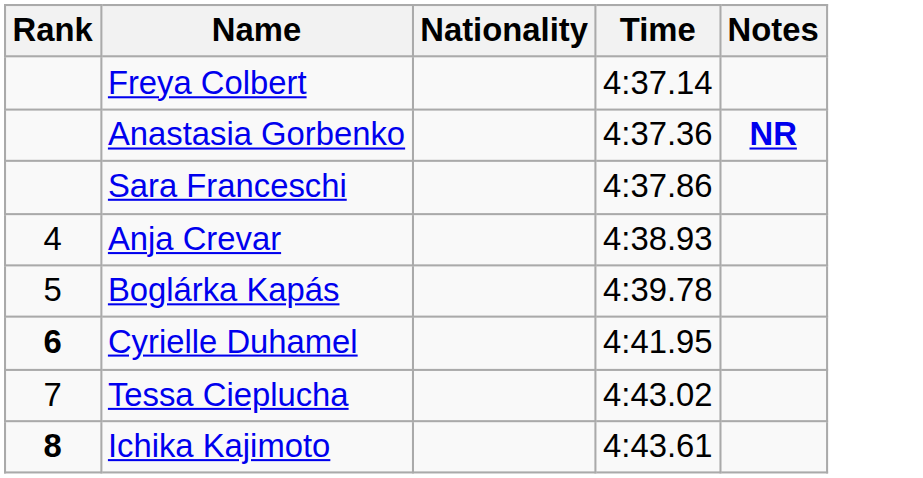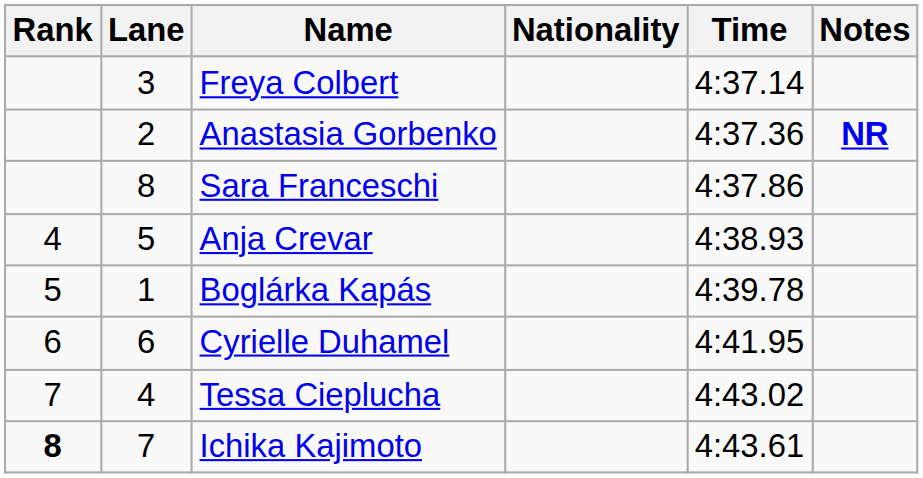+ column: (146, 30)
(53, 342) bold -> (53, 342) normal
